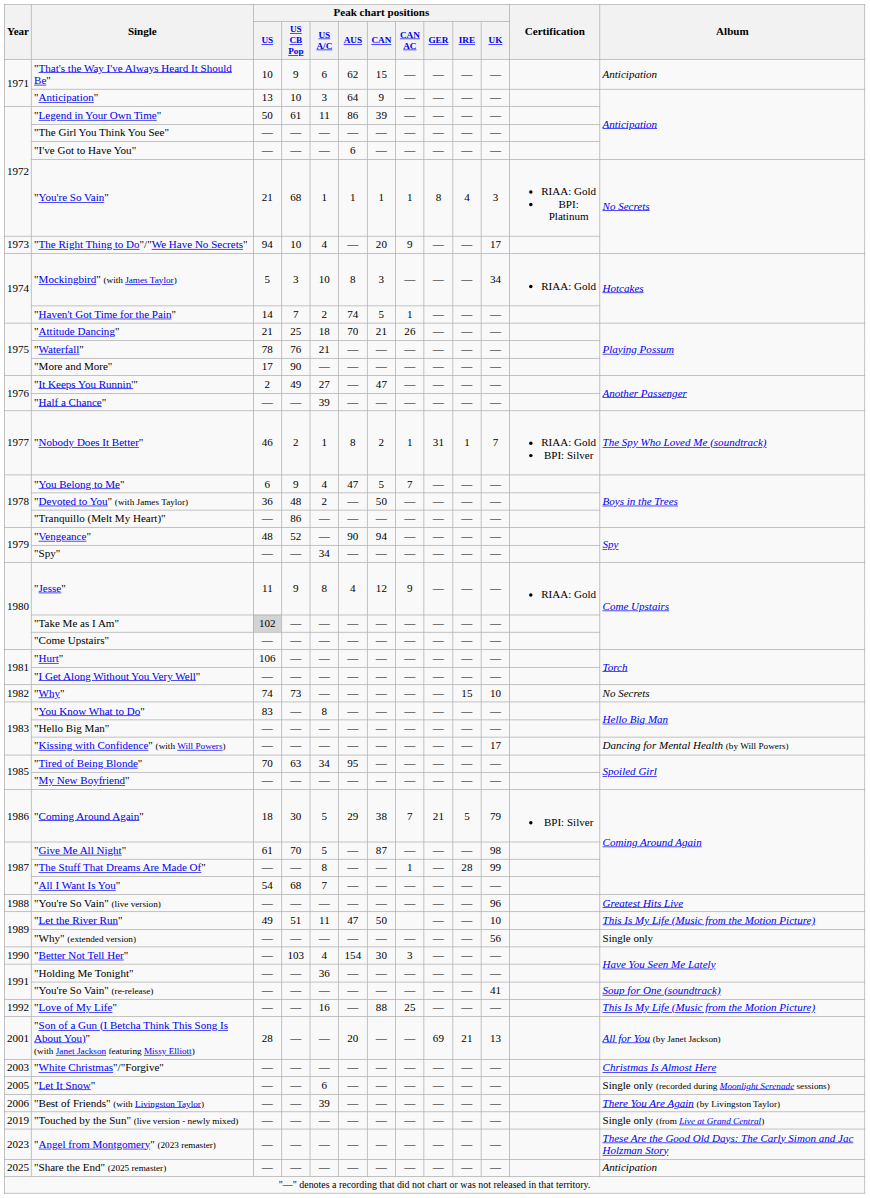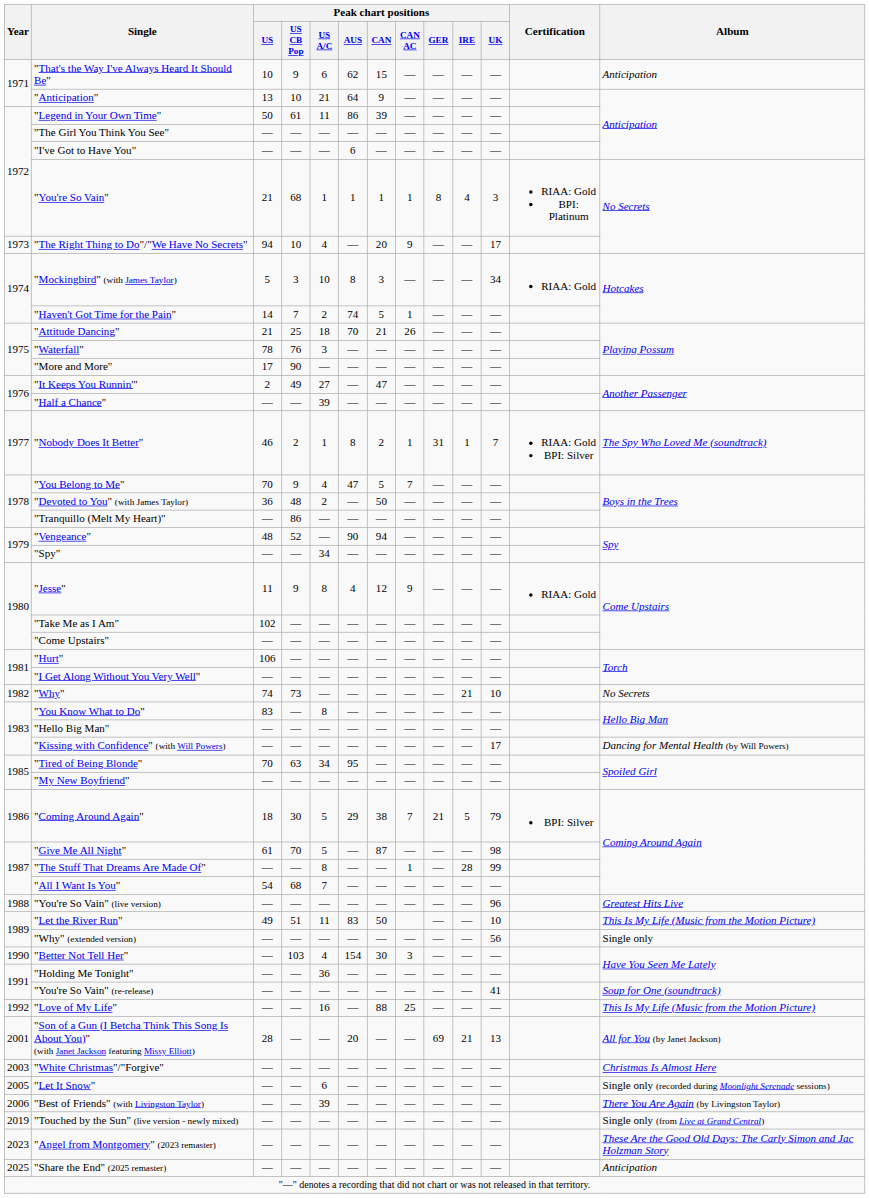(324, 98) 3 -> (324, 98) 21
(324, 349) 21 -> (324, 349) 3
(267, 484) 6 -> (267, 484) 70
(267, 623) lightgrey background -> (267, 623) no background
(467, 693) 15 -> (467, 693) 21
(353, 920) 47 -> (353, 920) 83
